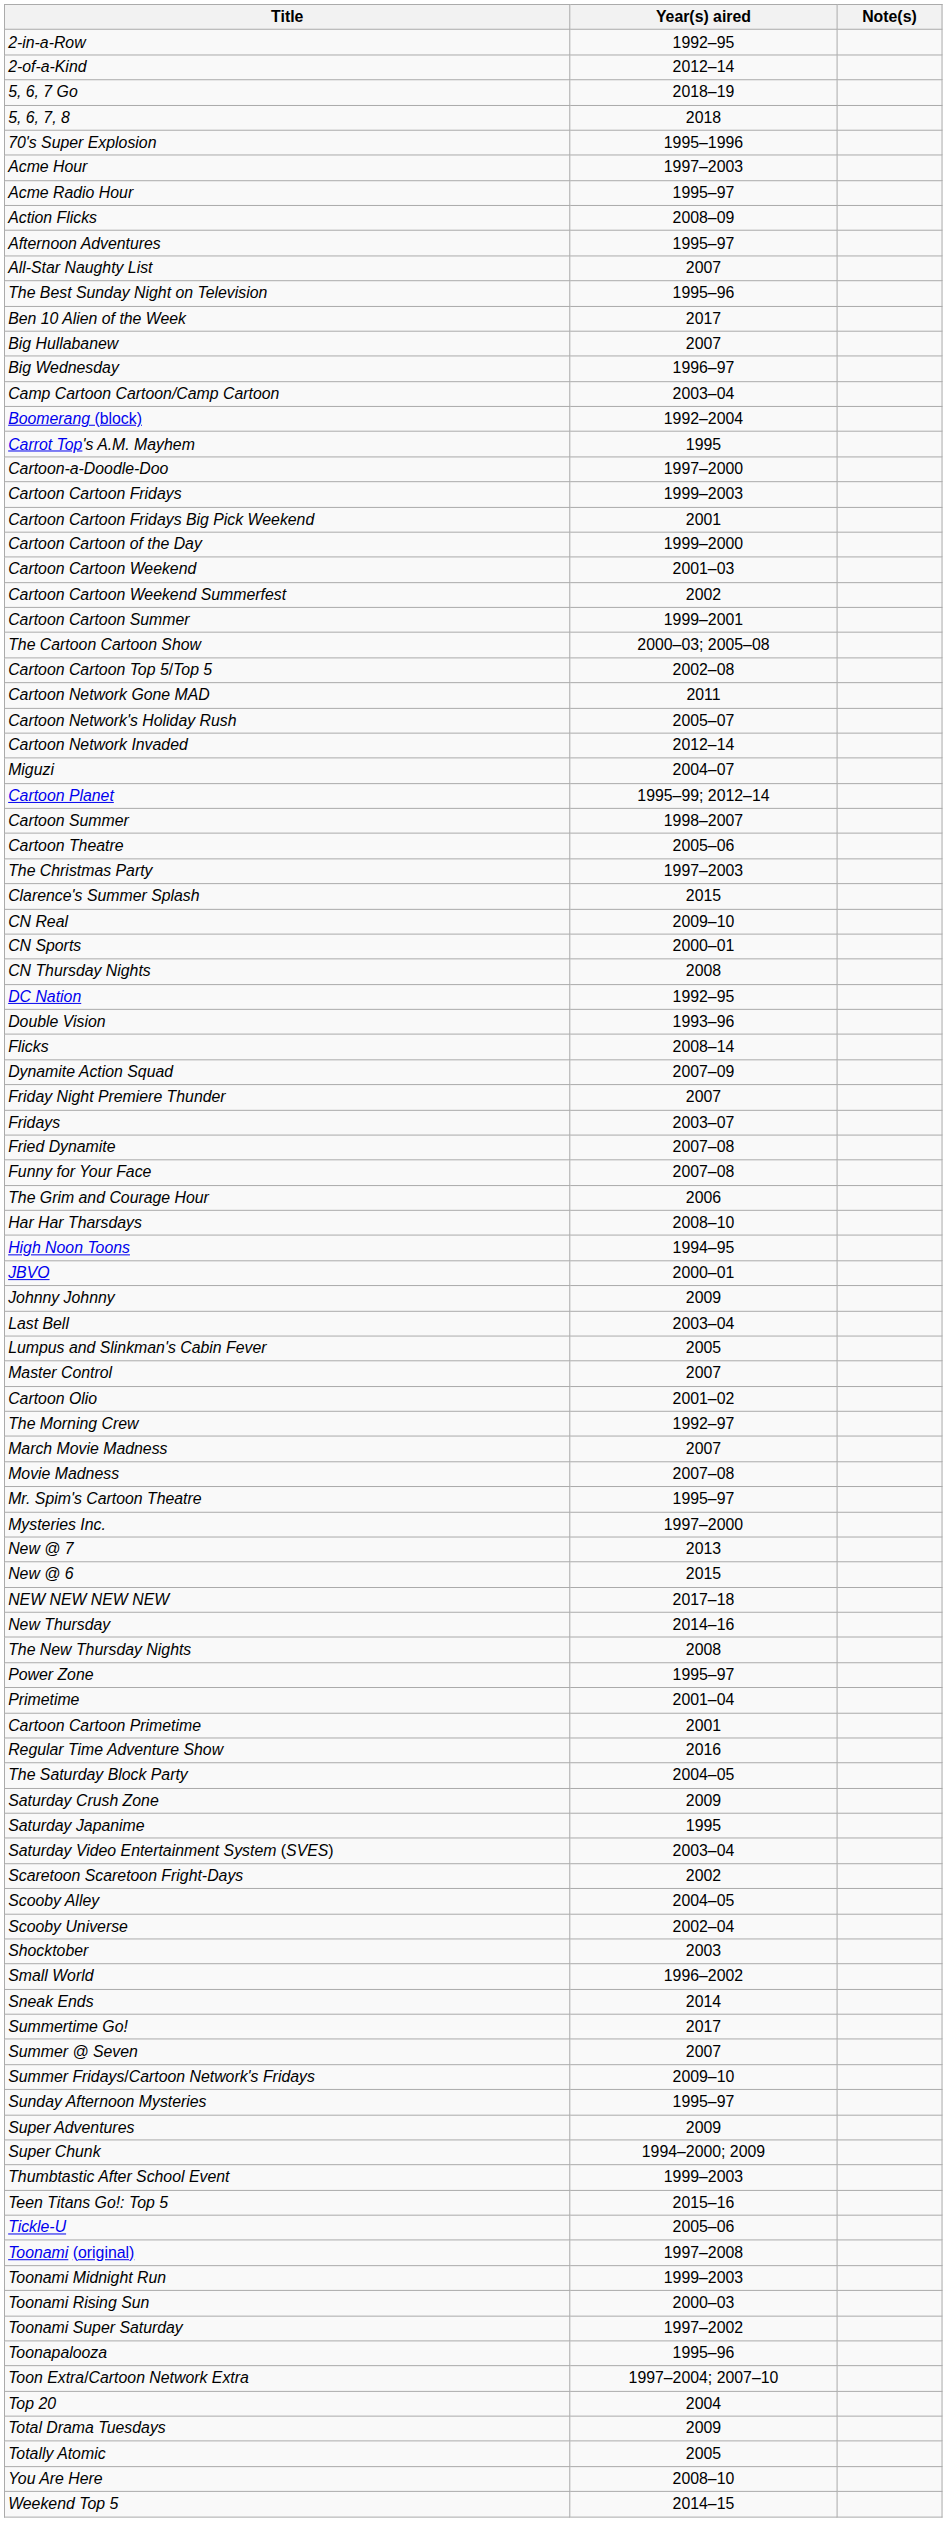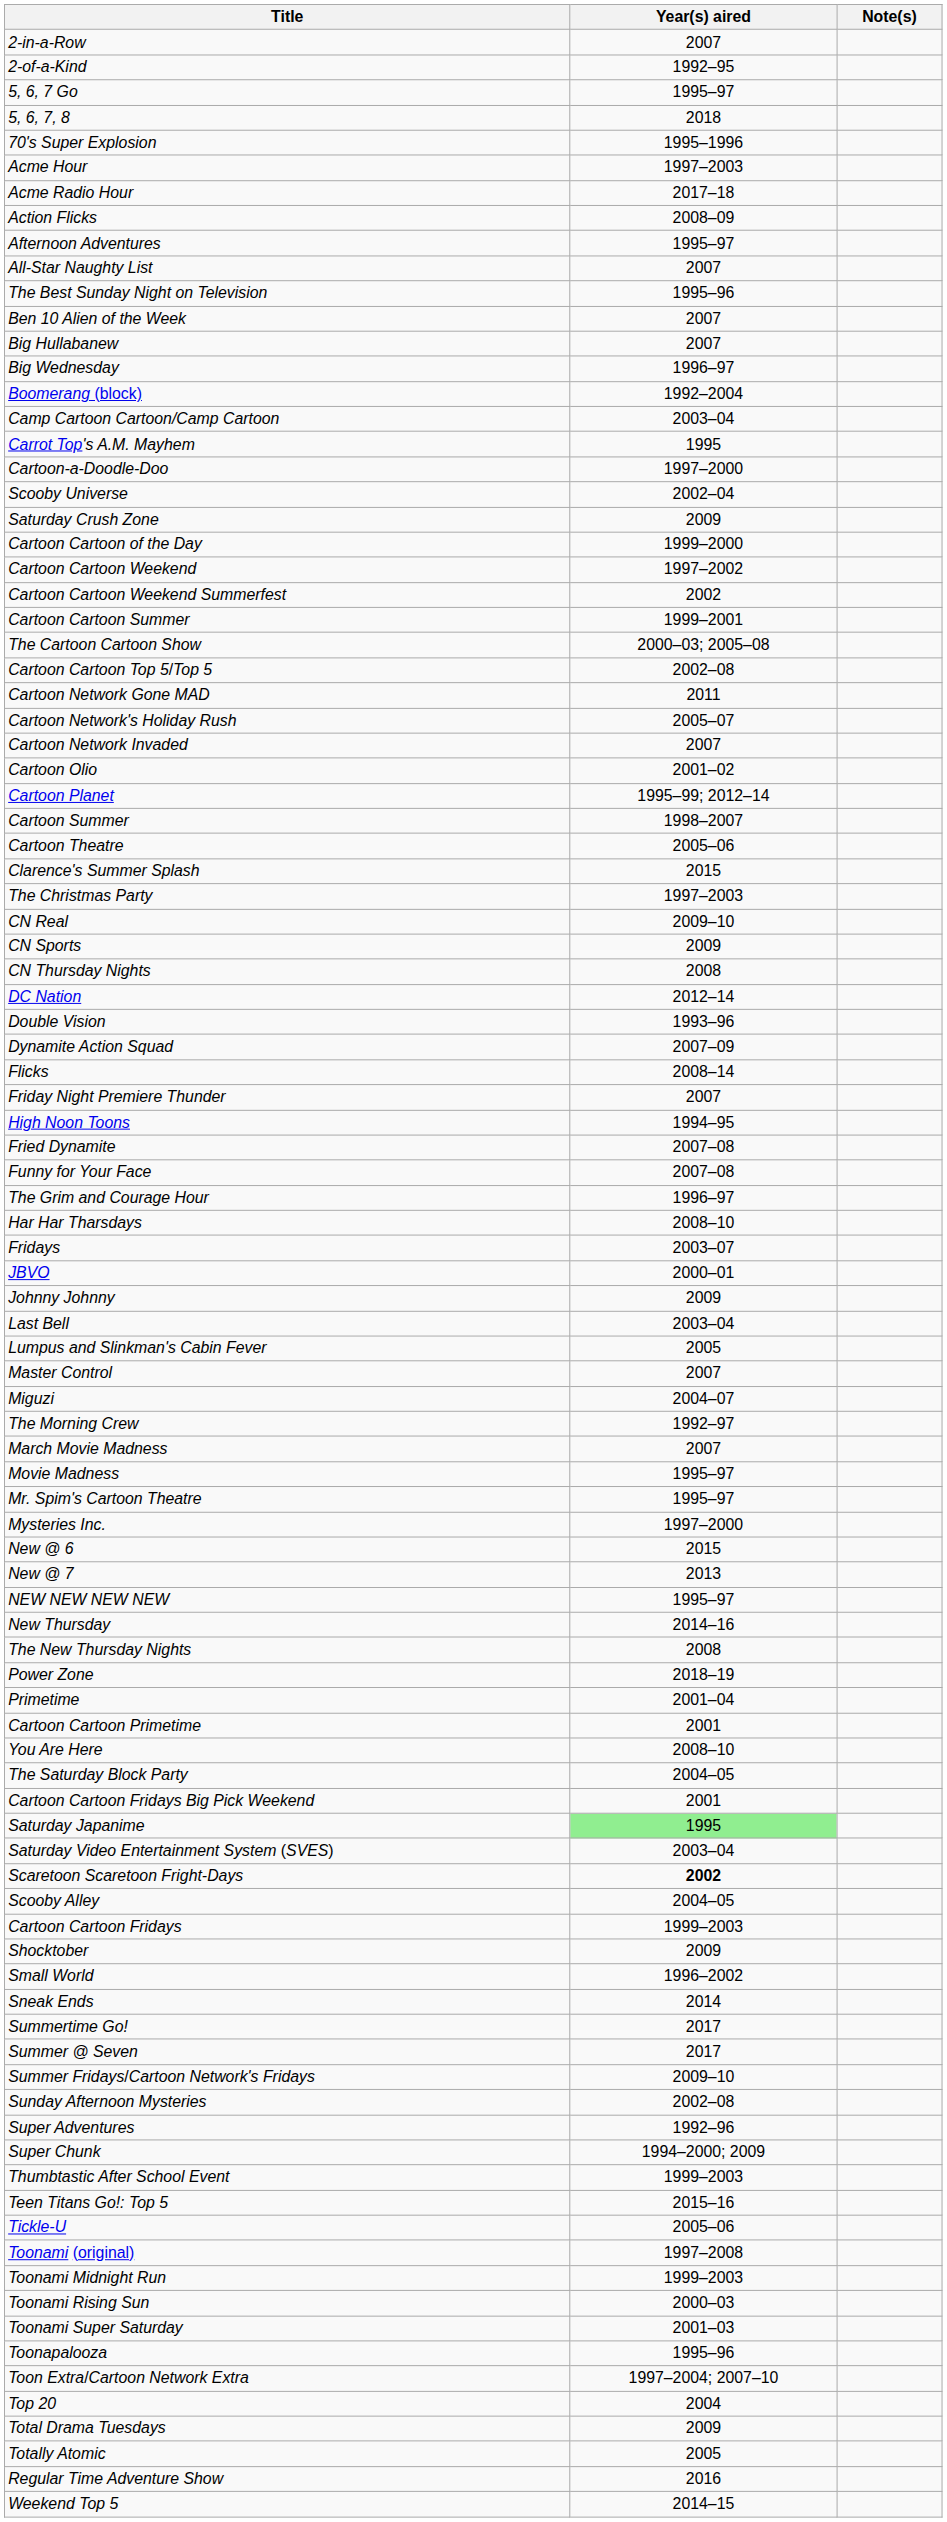(703, 42) 1992–95 -> (703, 42) 2007
(703, 67) 2012–14 -> (703, 67) 1992–95
(703, 92) 2018–19 -> (703, 92) 1995–97
(703, 192) 1995–97 -> (703, 192) 2017–18
(703, 318) 2017 -> (703, 318) 2007
rows swapped: (75, 419) <-> (144, 393)
rows swapped: (95, 494) <-> (68, 1926)
rows swapped: (161, 519) <-> (83, 1800)
(703, 569) 2001–03 -> (703, 569) 1997–2002
(703, 745) 2012–14 -> (703, 745) 2007
rows swapped: (53, 1398) <-> (31, 770)
rows swapped: (104, 896) <-> (80, 871)
(703, 946) 2000–01 -> (703, 946) 2009
(703, 996) 1992–95 -> (703, 996) 2012–14
rows swapped: (91, 1072) <-> (28, 1047)
rows swapped: (34, 1122) <-> (69, 1248)
(703, 1197) 2006 -> (703, 1197) 1996–97
(703, 1474) 2007–08 -> (703, 1474) 1995–97
rows swapped: (41, 1574) <-> (41, 1549)
(703, 1599) 2017–18 -> (703, 1599) 1995–97
(703, 1675) 1995–97 -> (703, 1675) 2018–19
rows swapped: (116, 1750) <-> (55, 2478)
(703, 1825) no background -> (703, 1825) lightgreen background
(703, 1876) normal -> (703, 1876) bold
(703, 1951) 2003 -> (703, 1951) 2009
(703, 2051) 2007 -> (703, 2051) 2017
(703, 2102) 1995–97 -> (703, 2102) 2002–08
(703, 2127) 2009 -> (703, 2127) 1992–96
(703, 2328) 1997–2002 -> (703, 2328) 2001–03
